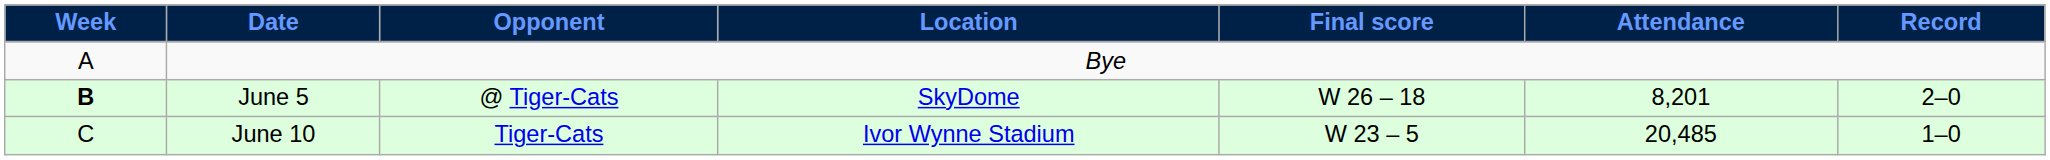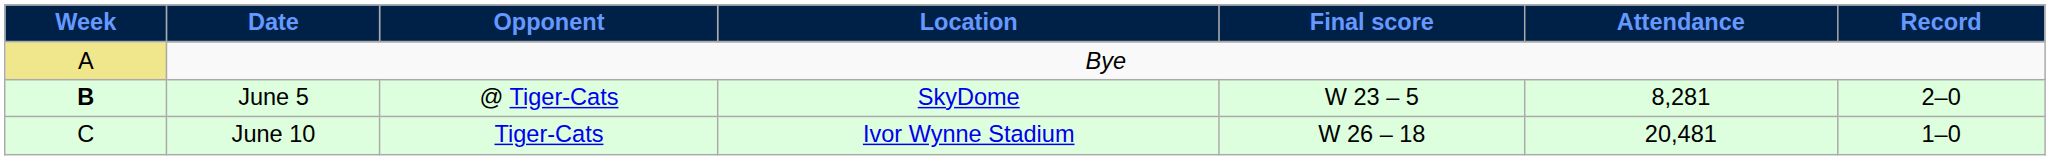(86, 60) no background -> (86, 60) khaki background
(1372, 97) W 26 – 18 -> (1372, 97) W 23 – 5
(1681, 97) 8,201 -> (1681, 97) 8,281
(1372, 135) W 23 – 5 -> (1372, 135) W 26 – 18
(1681, 135) 20,485 -> (1681, 135) 20,481
